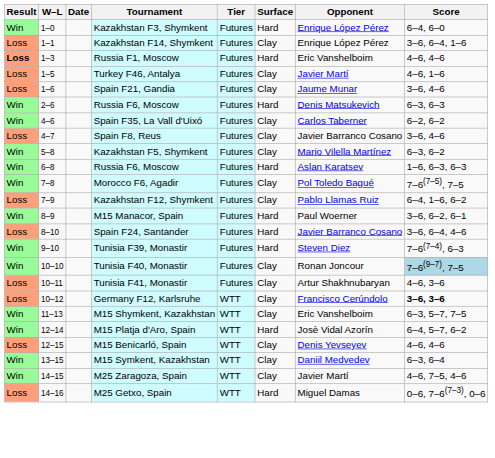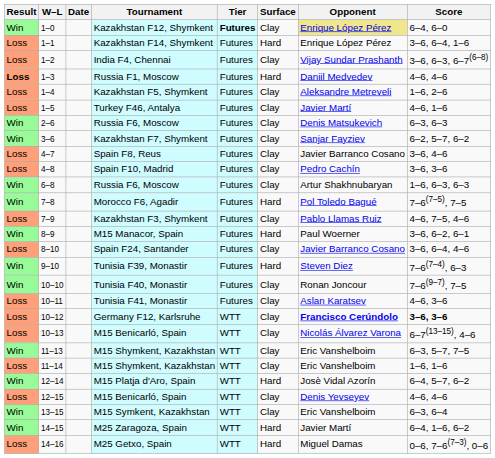(151, 27) Kazakhstan F3, Shymkent -> (153, 27) Kazakhstan F12, Shymkent
(236, 27) normal -> (238, 27) bold
(268, 27) Hard -> (270, 27) Clay
(343, 27) no background -> (346, 27) khaki background
(267, 43) Clay -> (271, 43) Hard
+ row: (48, 60)
(335, 58) Eric Vanshelboim -> (336, 76) Daniil Medvedev
+ row: (48, 92)
- row: (48, 90)
(268, 105) Hard -> (270, 123) Clay
+ row: (48, 139)
- row: (48, 121)
+ row: (48, 170)
- row: (48, 152)
(268, 167) Hard -> (270, 185) Clay
(330, 167) Aslan Karatsev -> (346, 185) Artur Shakhnubaryan
(267, 183) Clay -> (271, 201) Hard
(153, 200) Kazakhstan F12, Shymkent -> (151, 218) Kazakhstan F3, Shymkent
(437, 200) 6–4, 1–6, 6–2 -> (439, 218) 4–6, 7–5, 4–6
(268, 231) Hard -> (270, 249) Clay
(435, 266) lightblue background -> (438, 284) no background
(344, 283) Artur Shakhnubaryan -> (333, 301) Aslan Karatsev
(343, 298) normal -> (349, 316) bold
+ row: (52, 334)
+ row: (52, 366)
(334, 360) Daniil Medvedev -> (338, 412) Eric Vanshelboim
(267, 376) Clay -> (271, 427) Hard
(437, 376) 4–6, 7–5, 4–6 -> (439, 427) 6–4, 1–6, 6–2
